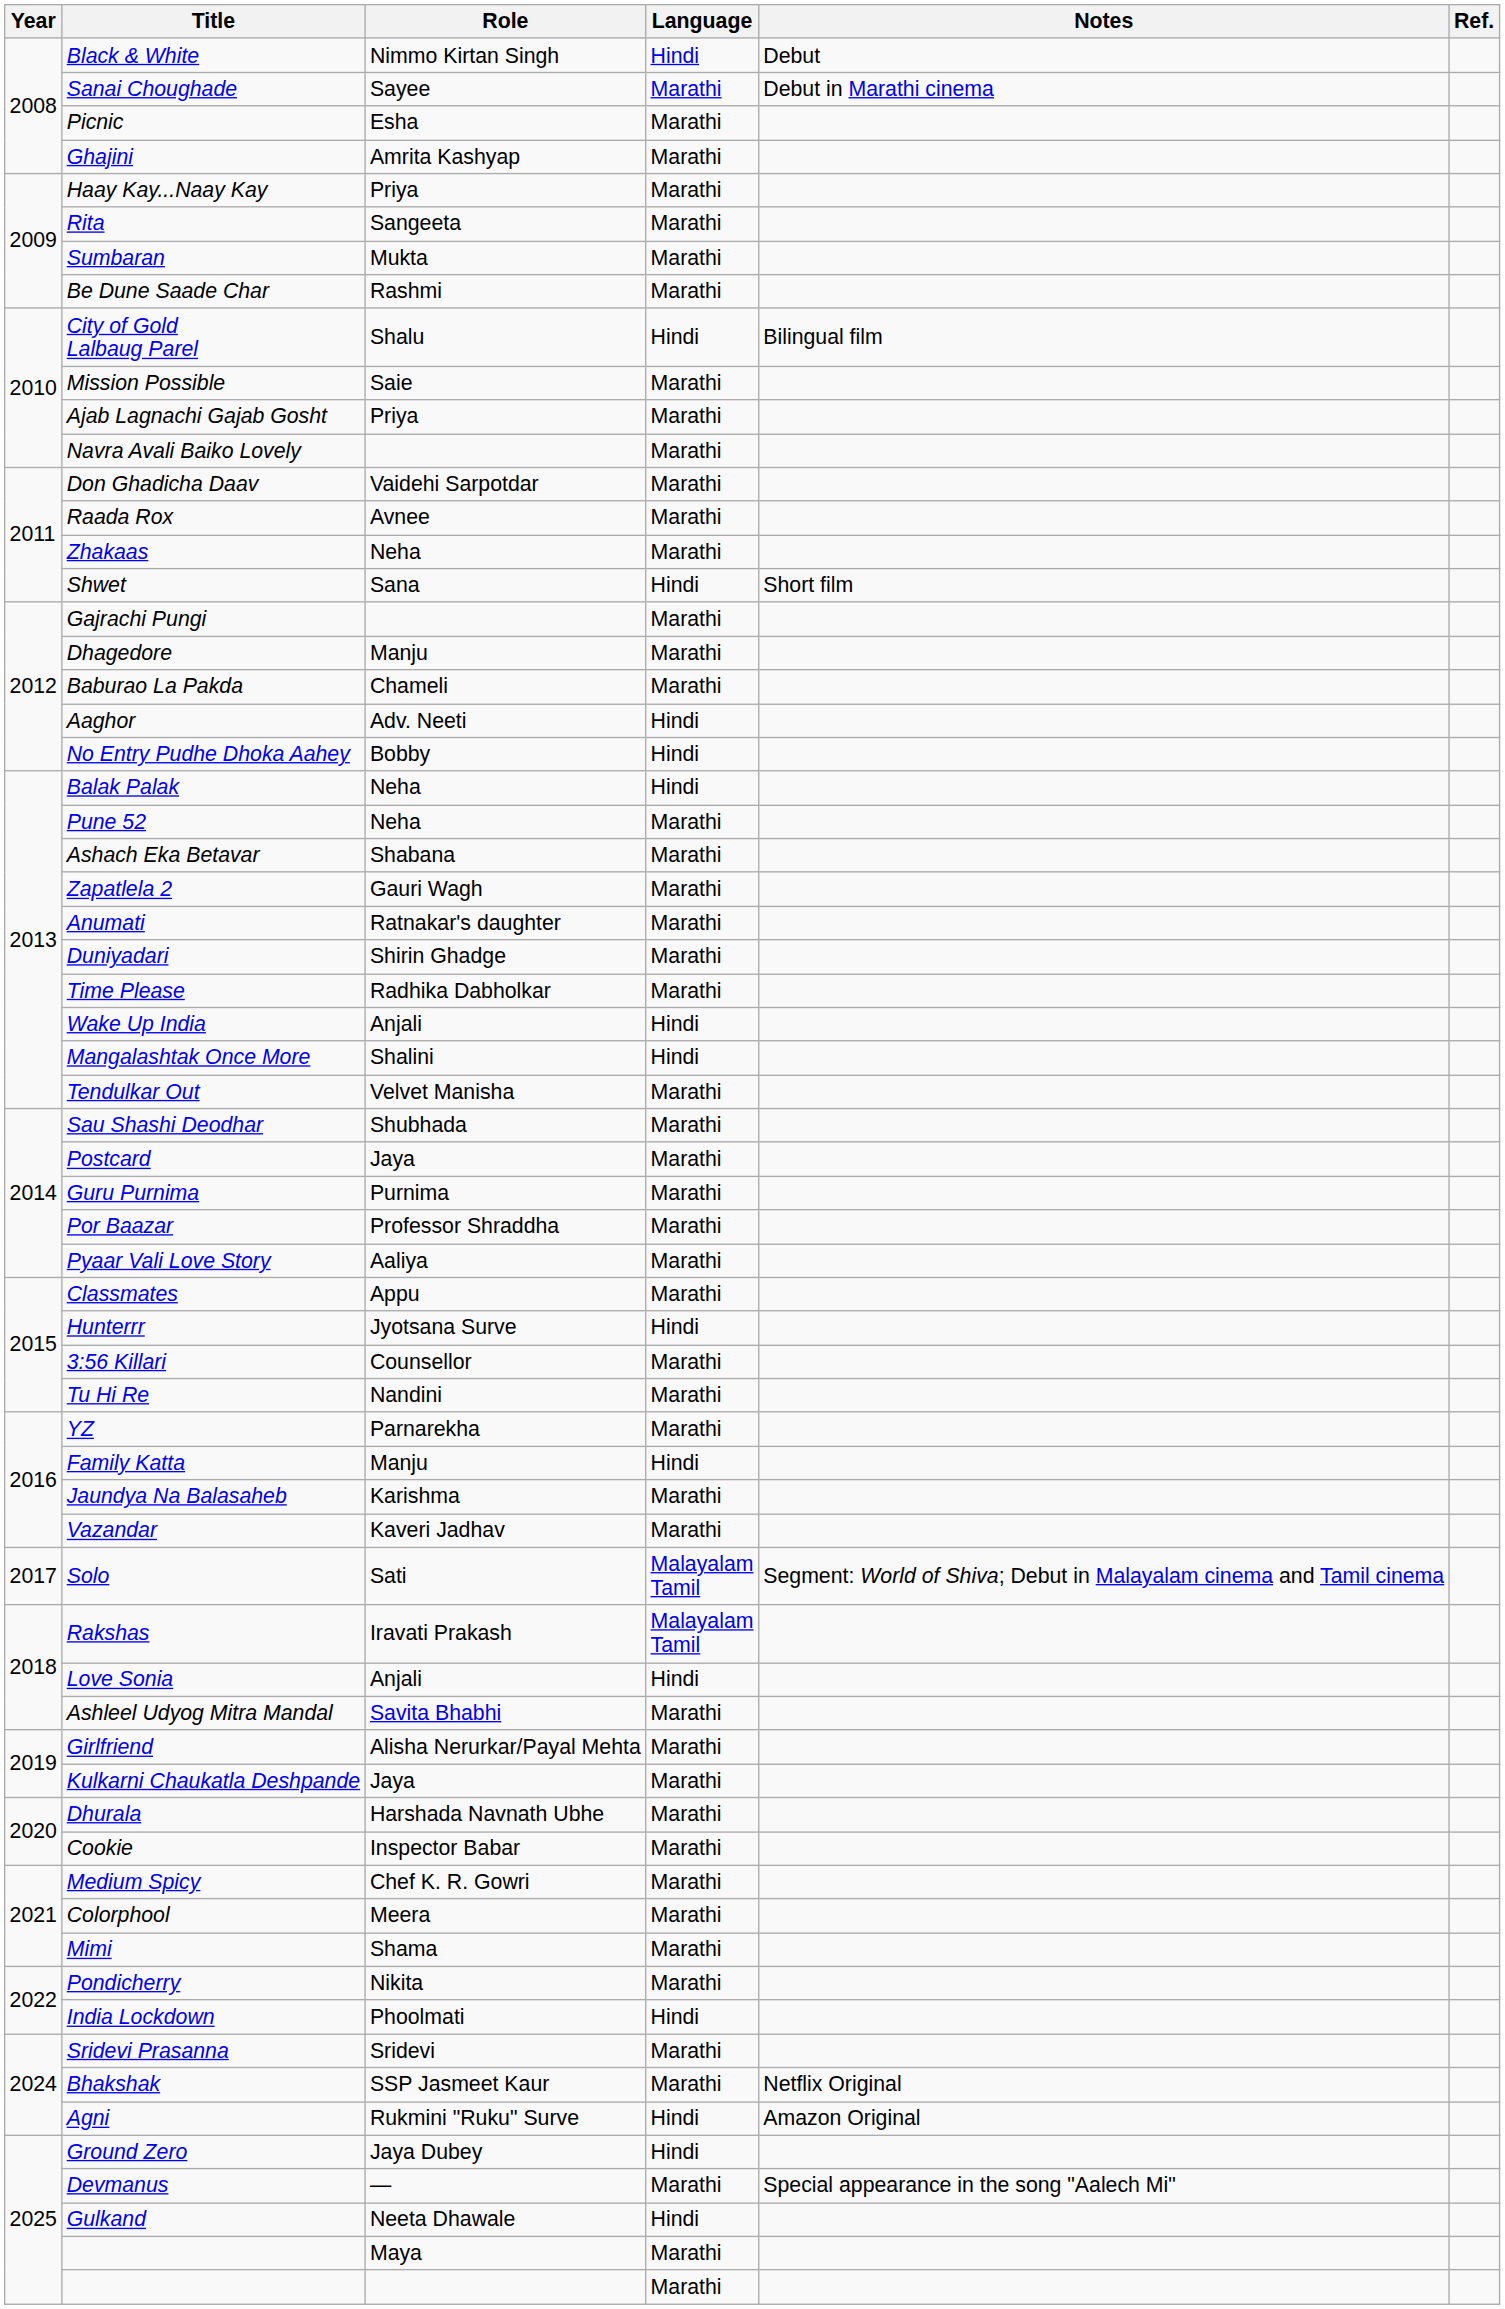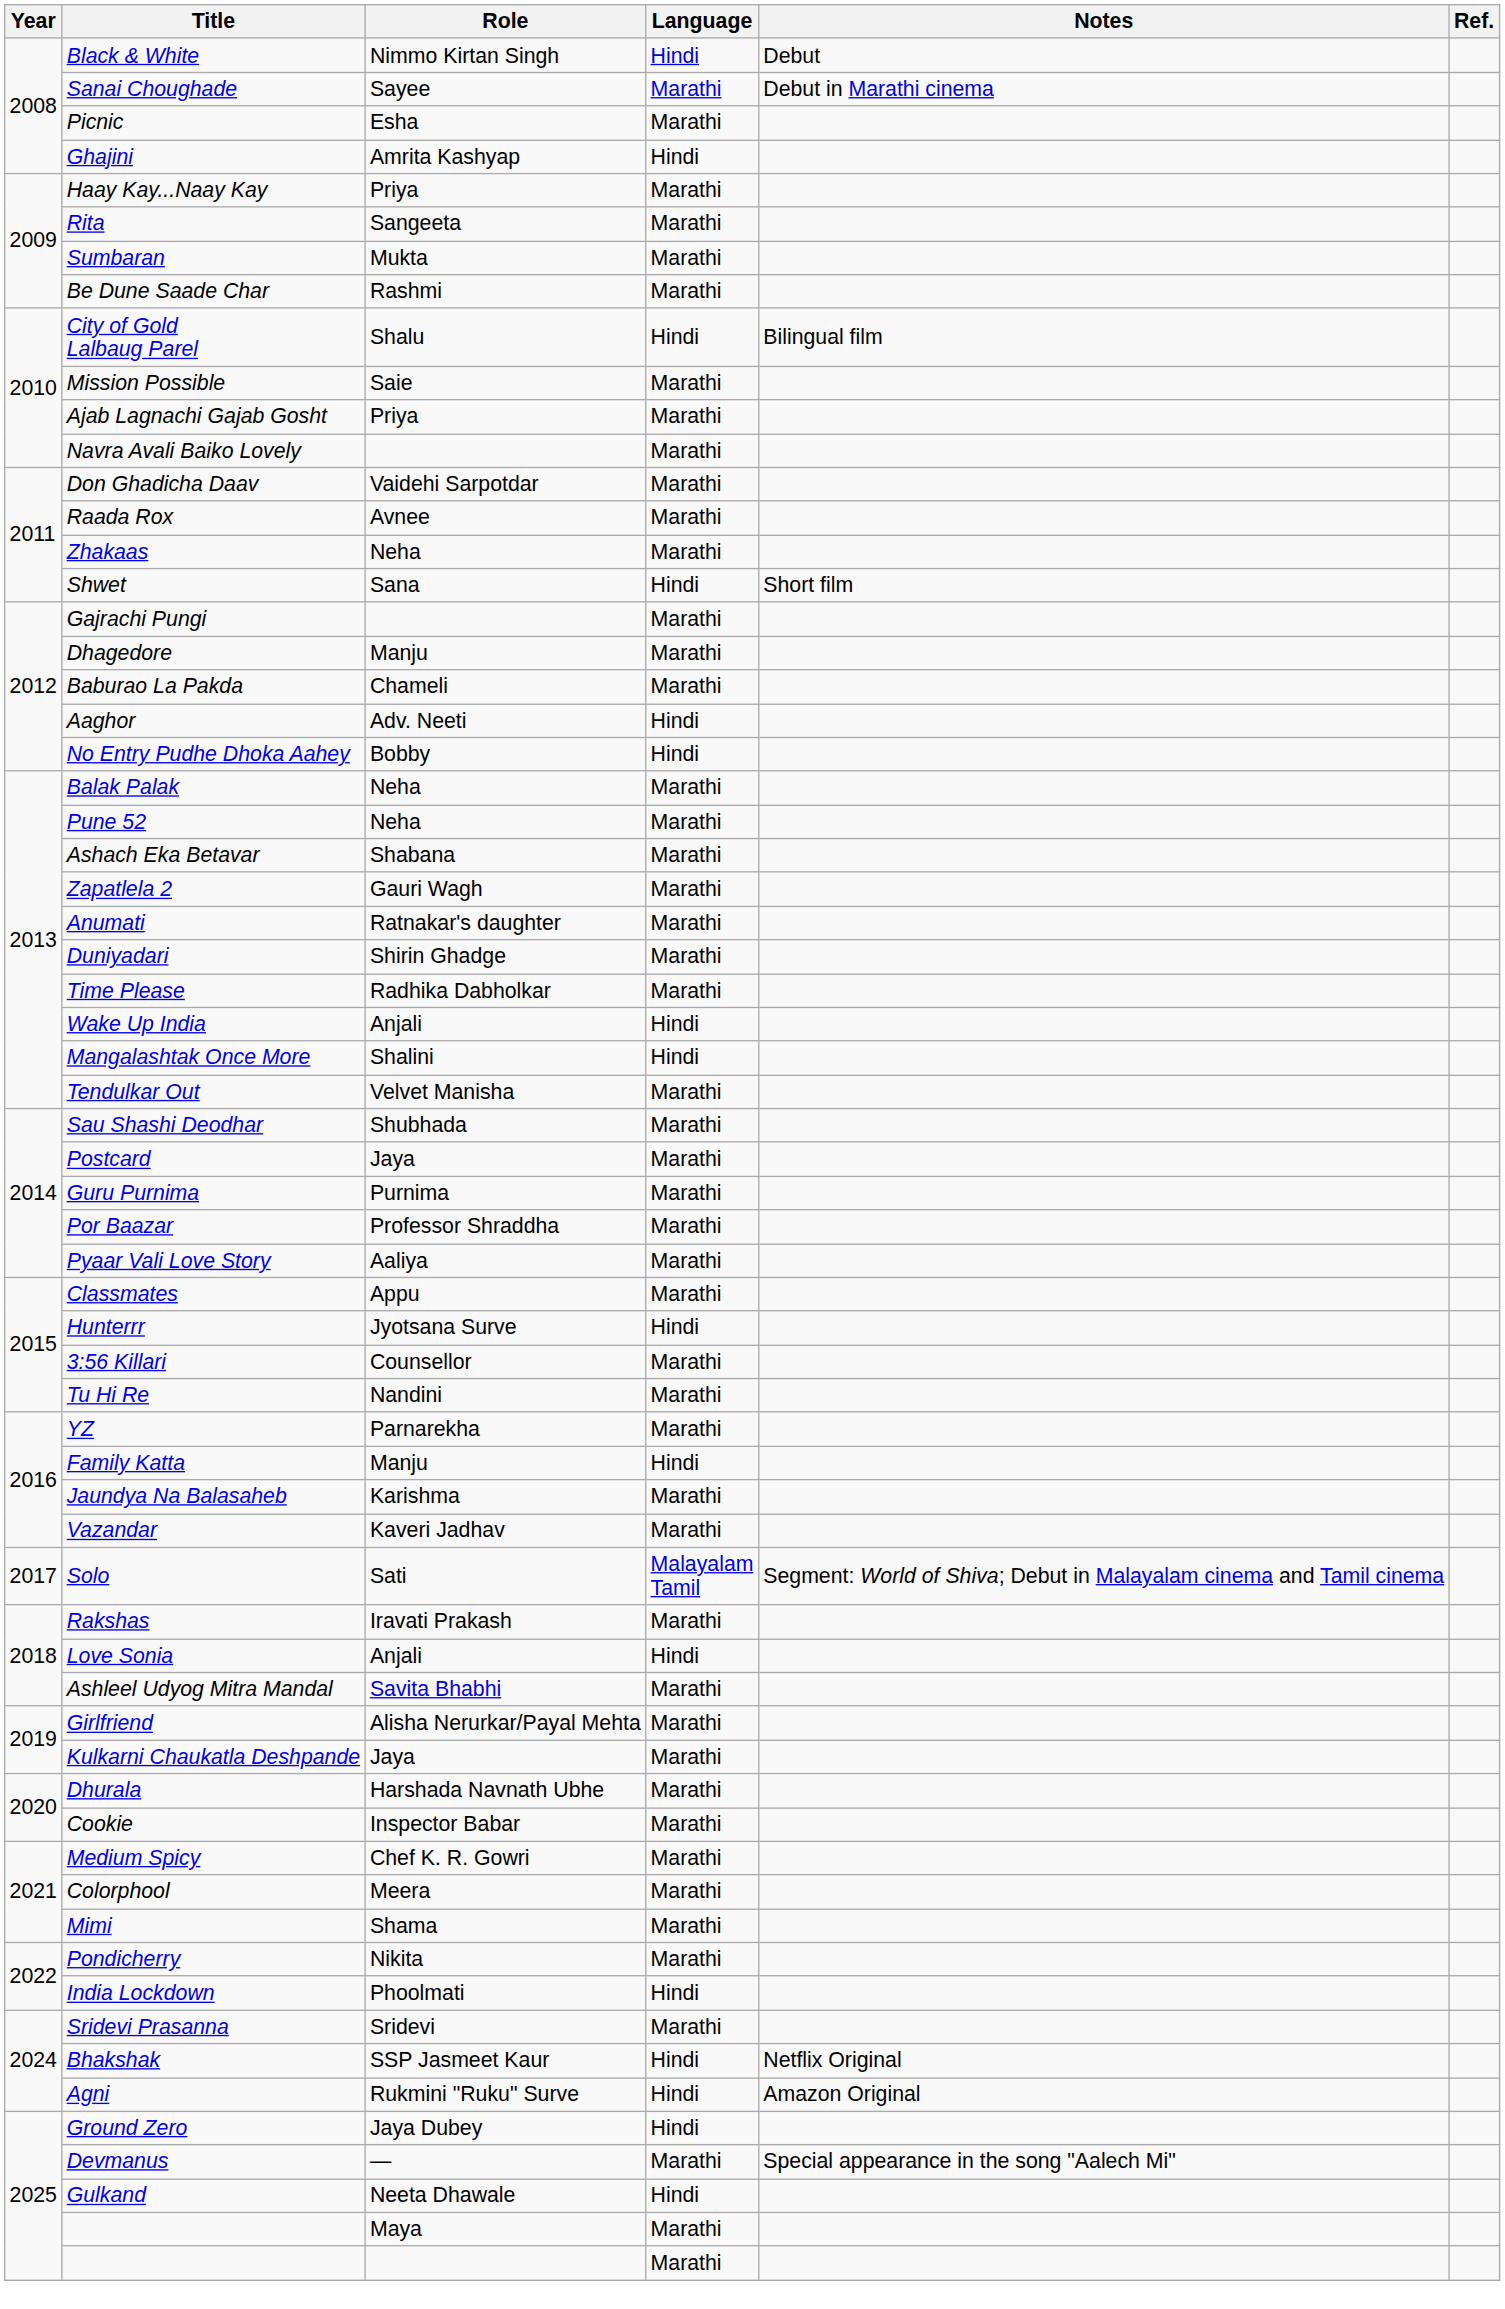(686, 156) Marathi -> (675, 156) Hindi
(675, 787) Hindi -> (686, 787) Marathi
(702, 1633) Malayalam Tamil -> (686, 1621) Marathi
(686, 2084) Marathi -> (675, 2060) Hindi
